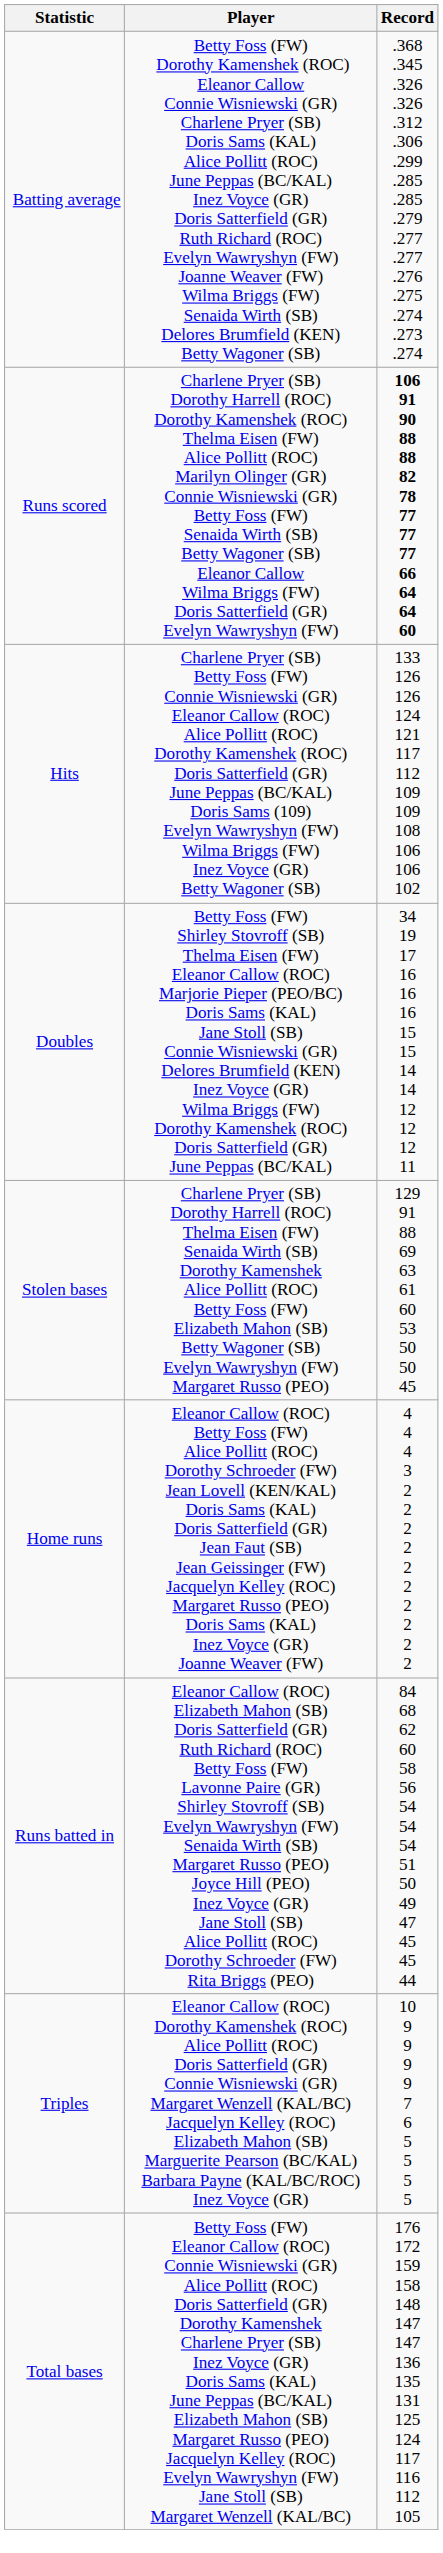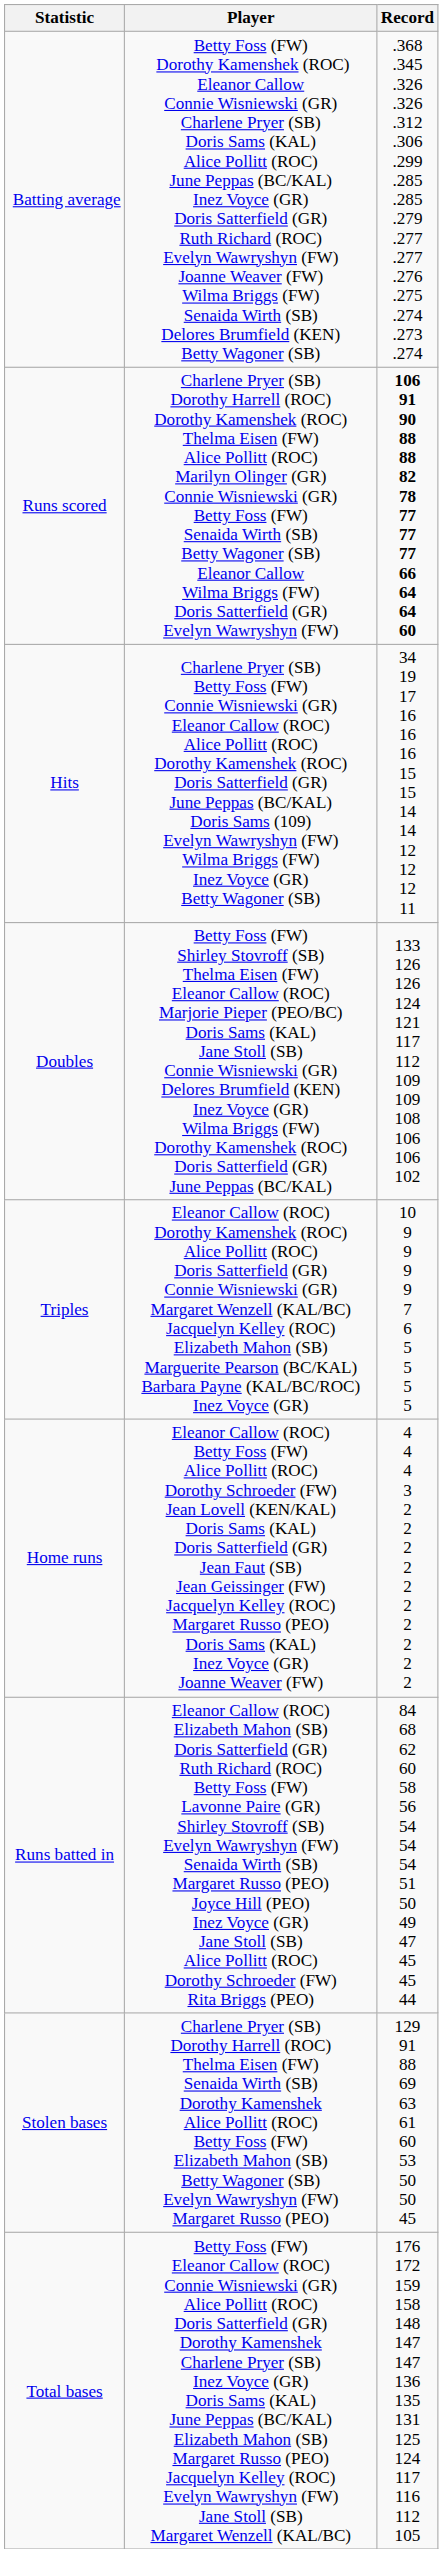(407, 773) 133 126 126 124 121 117 112 109 109 108 106 106 102 -> (407, 783) 34 19 17 16 16 16 15 15 14 14 12 12 12 11
(407, 1041) 34 19 17 16 16 16 15 15 14 14 12 12 12 11 -> (407, 1060) 133 126 126 124 121 117 112 109 109 108 106 106 102
rows swapped: (65, 2103) <-> (65, 1290)
